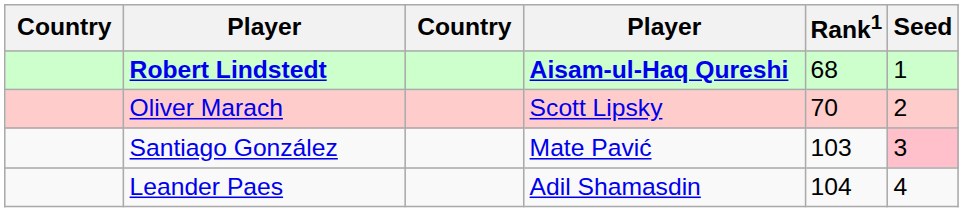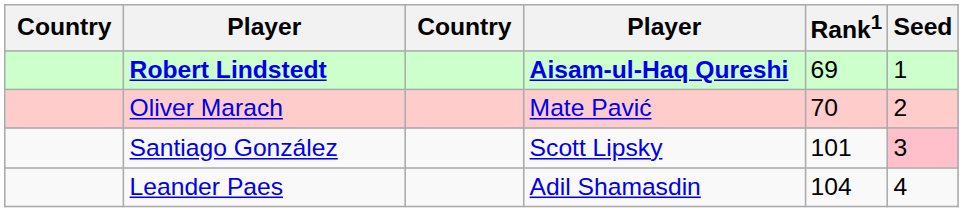(824, 69) 68 -> (824, 69) 69
(596, 108) Scott Lipsky -> (591, 108) Mate Pavić
(591, 147) Mate Pavić -> (596, 147) Scott Lipsky
(831, 147) 103 -> (831, 147) 101
